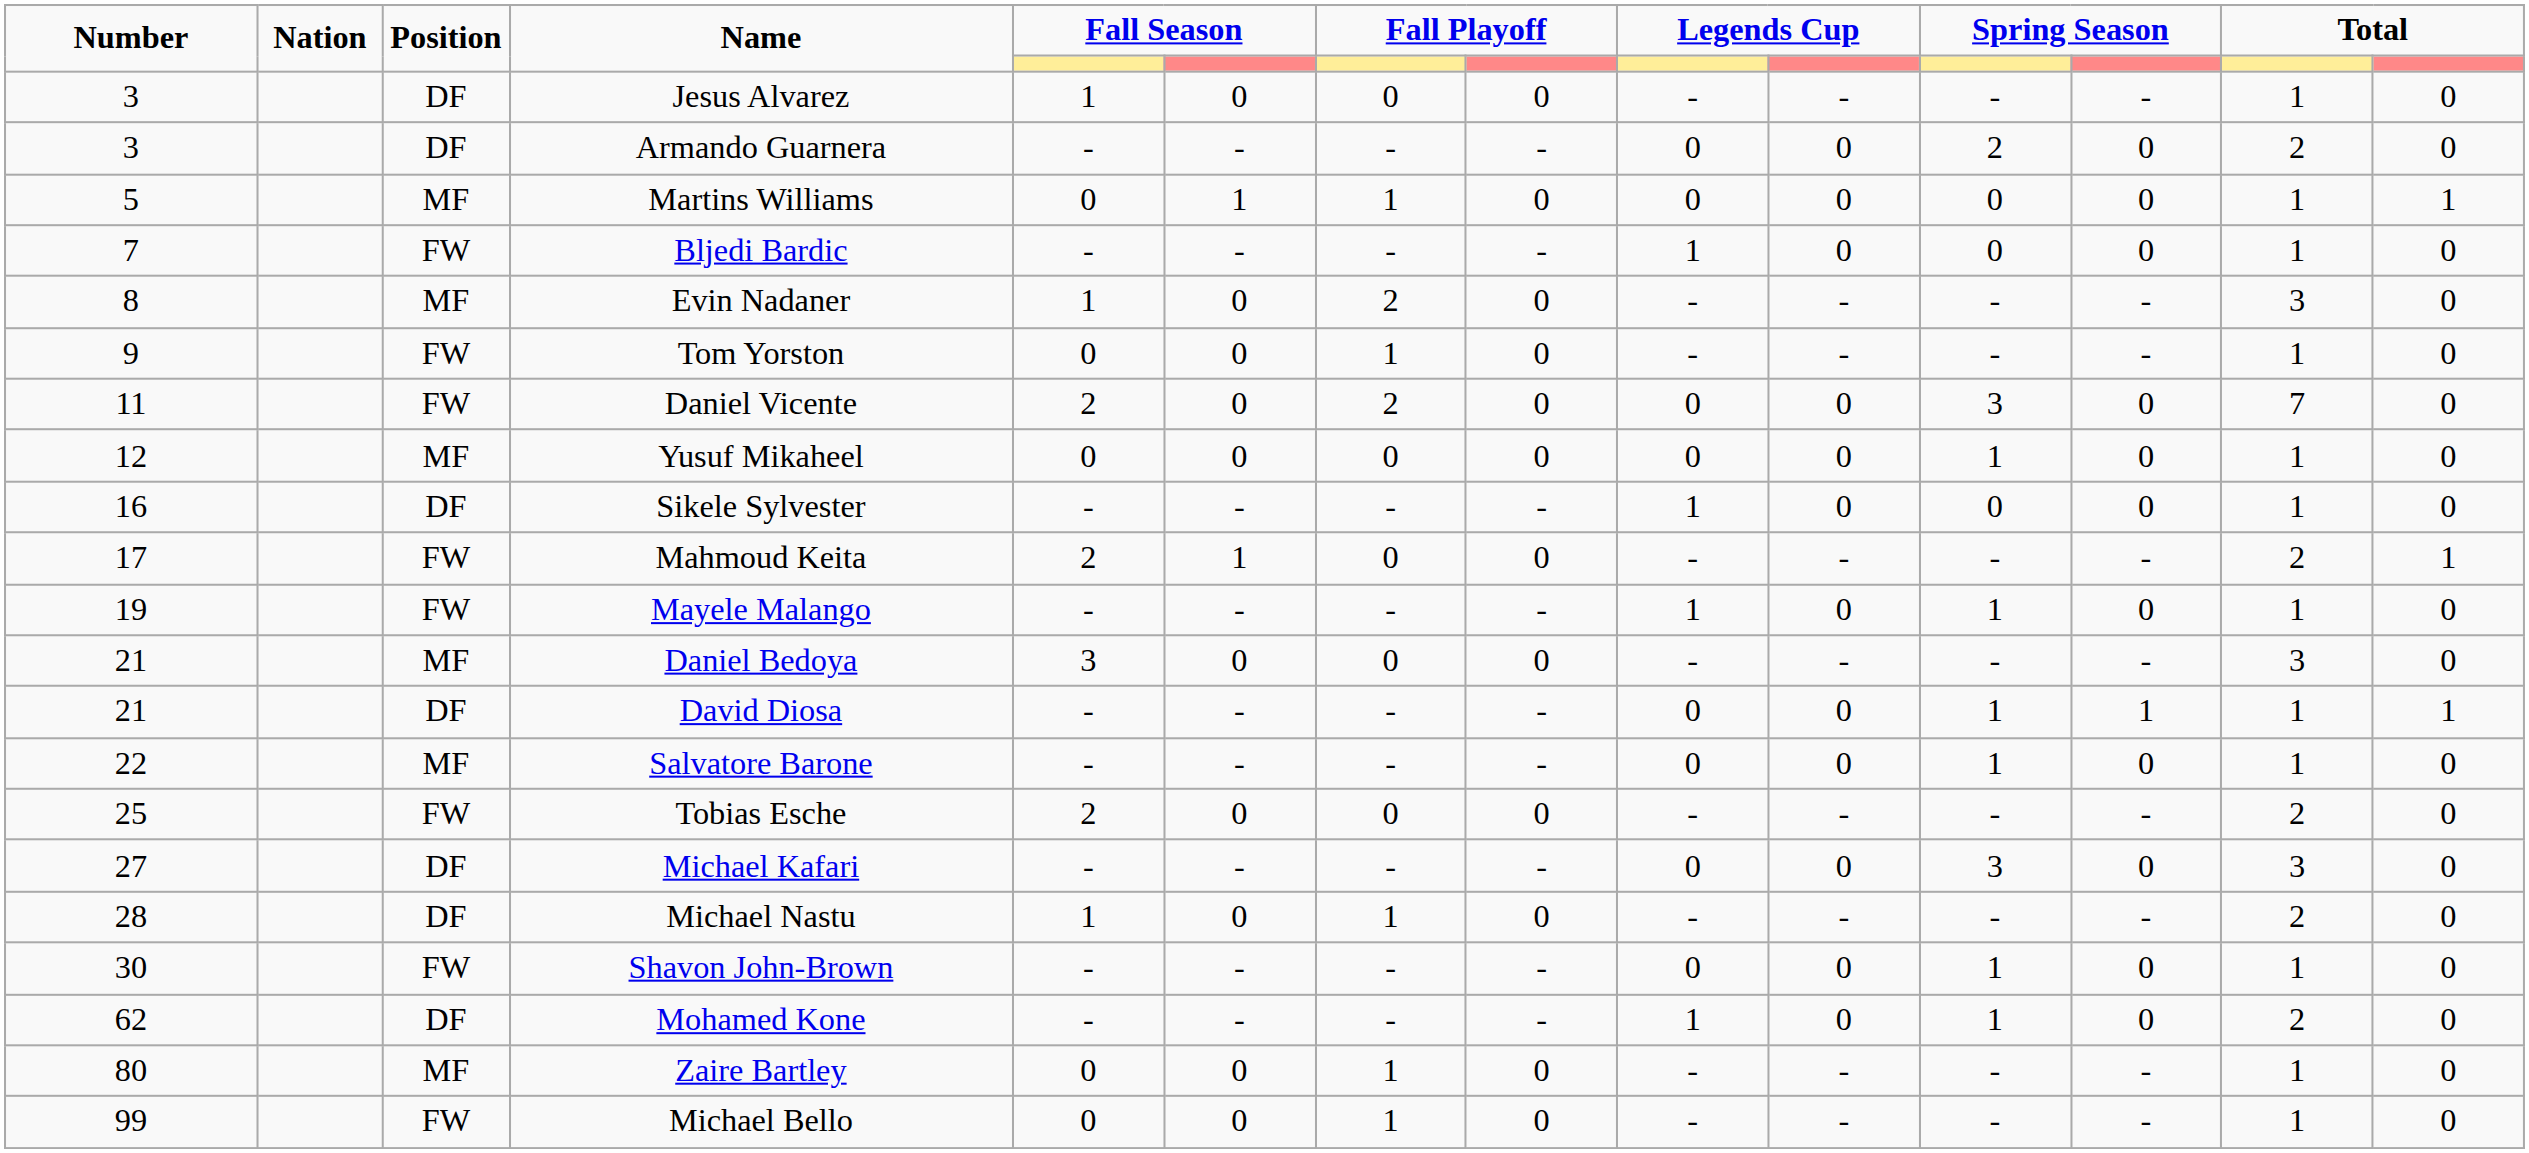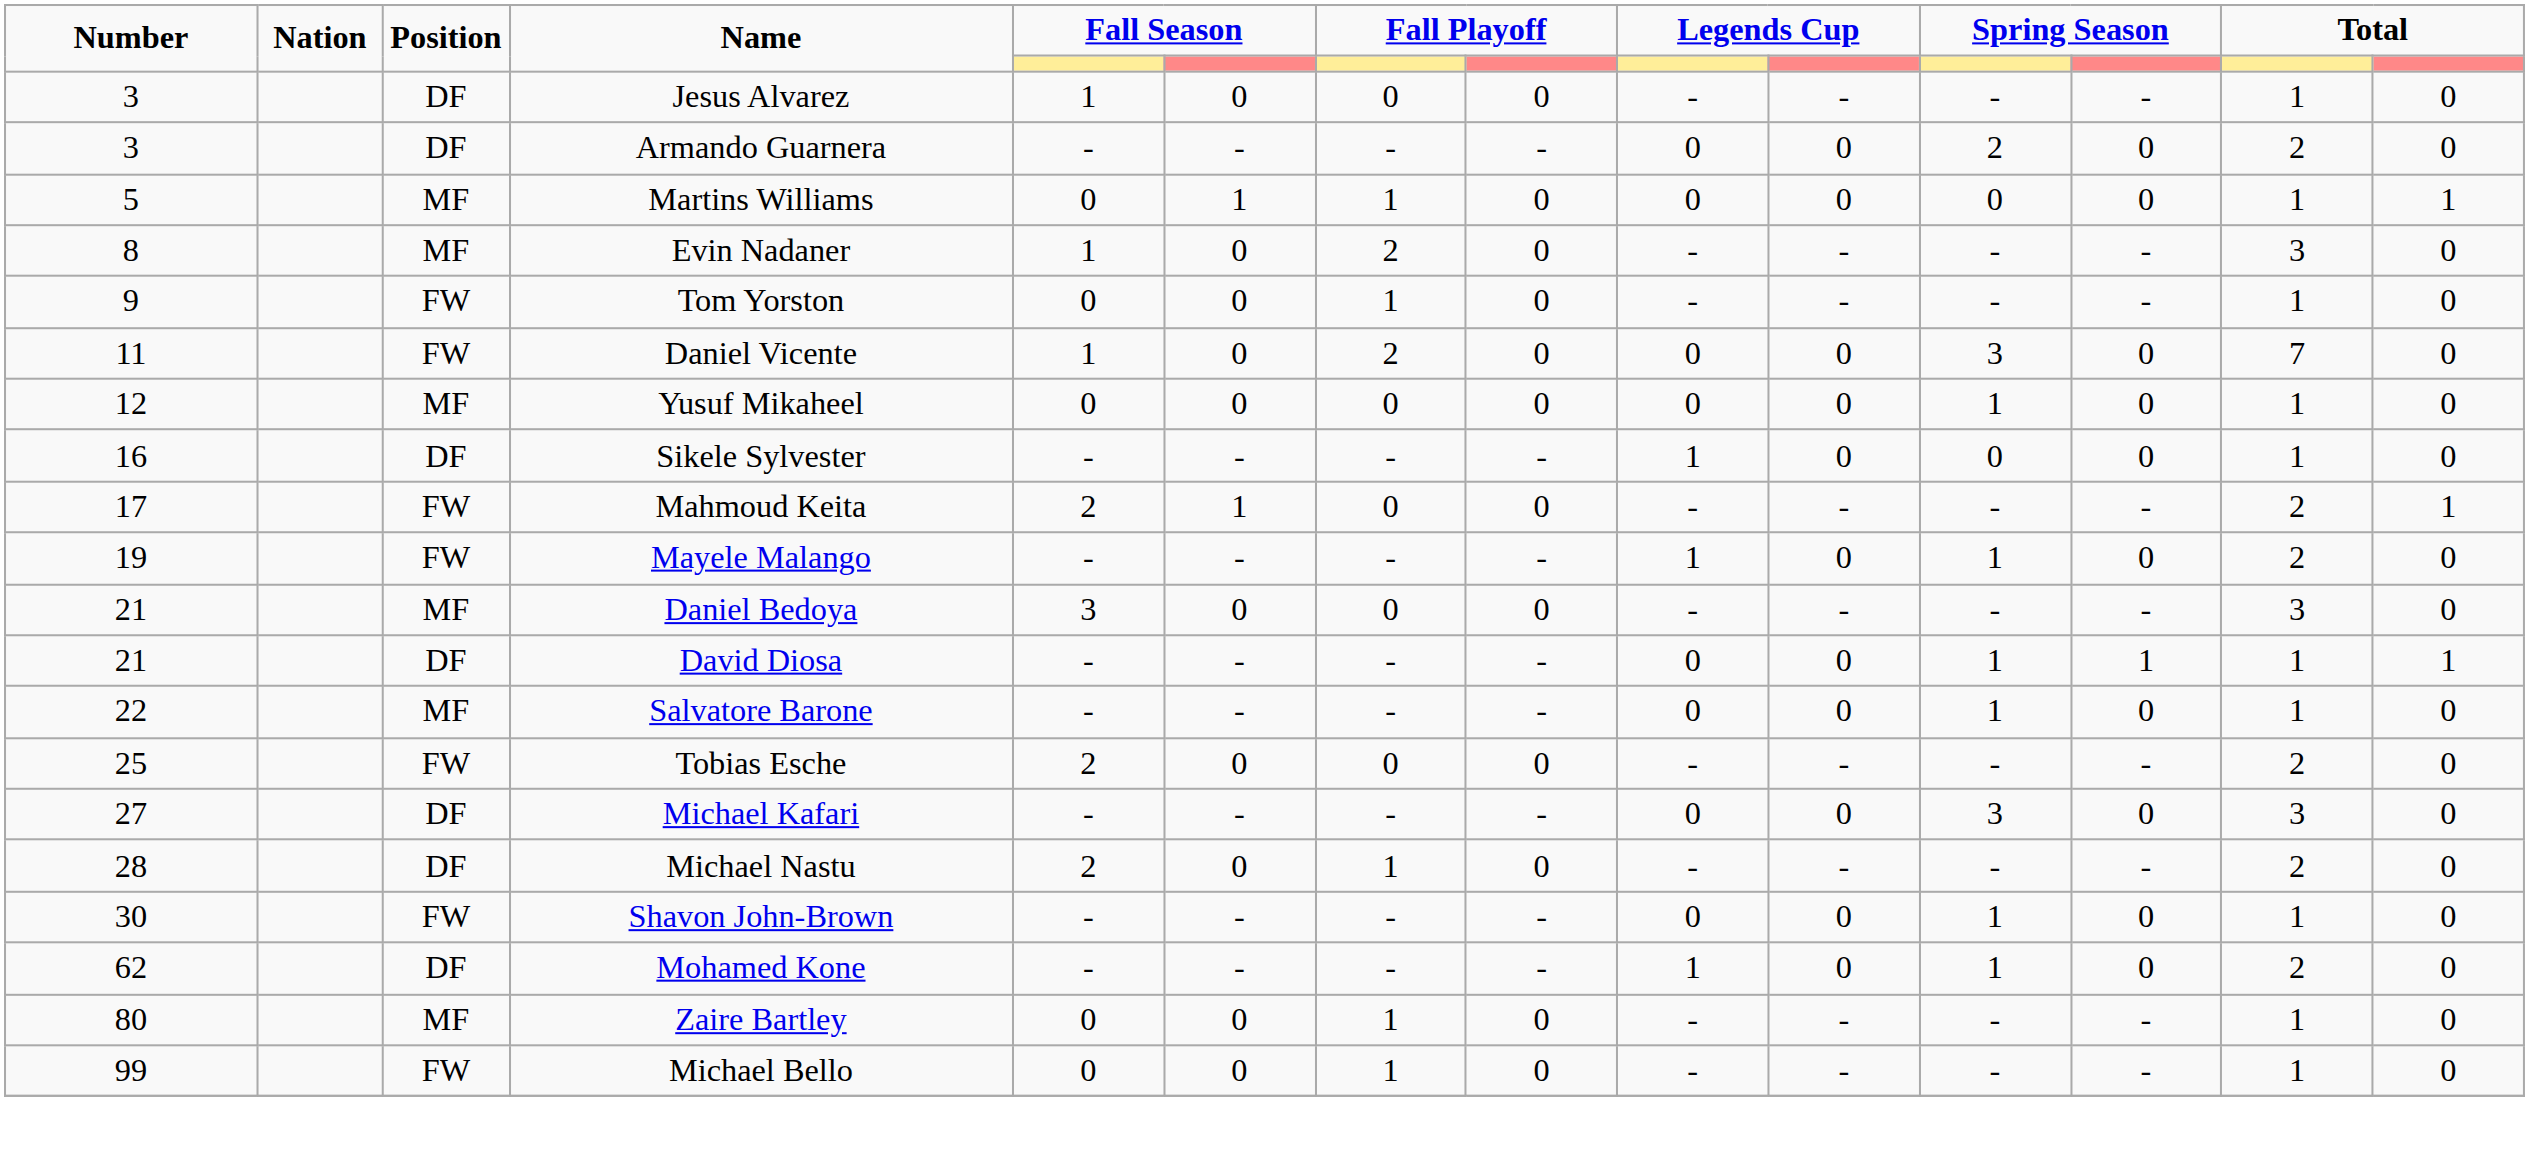- row: (761, 250)
(1088, 403) 2 -> (1088, 352) 1
(2297, 608) 1 -> (2297, 557) 2
(1088, 916) 1 -> (1088, 865) 2
